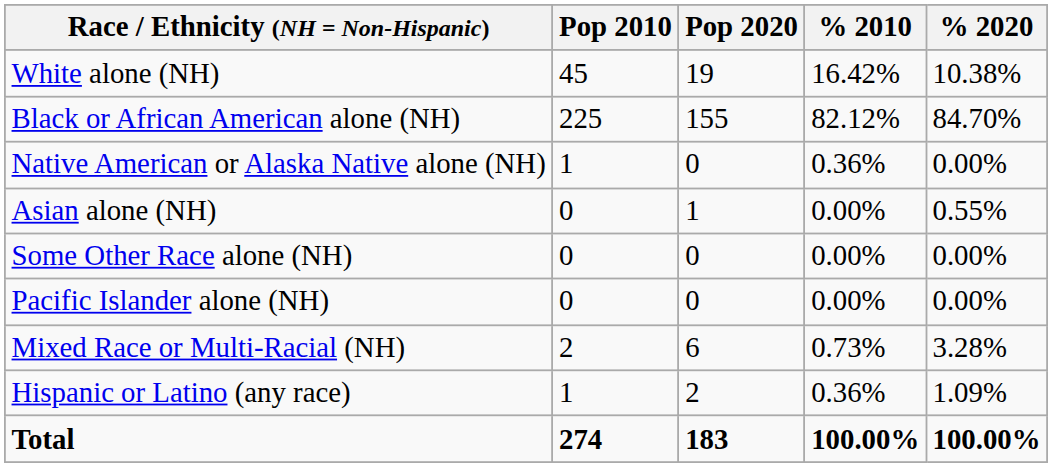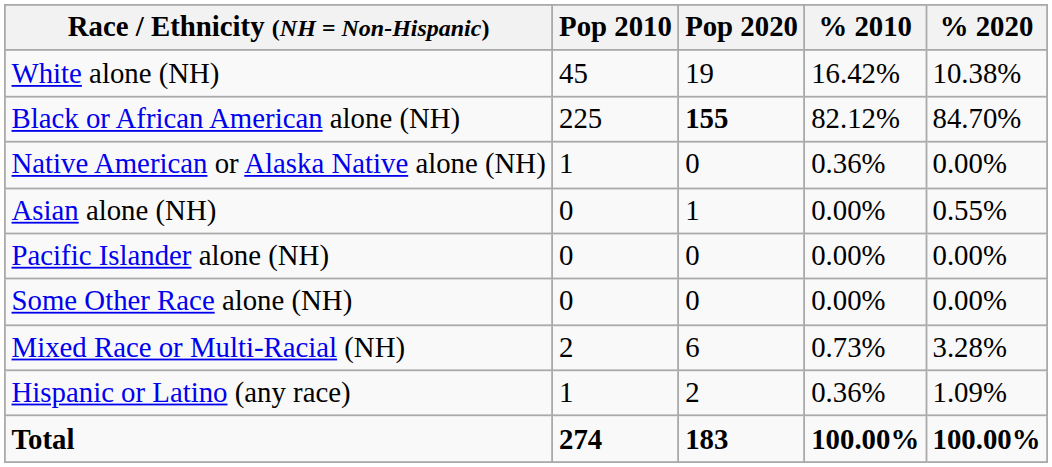(707, 118) normal -> (707, 118) bold
rows swapped: (170, 301) <-> (182, 255)
